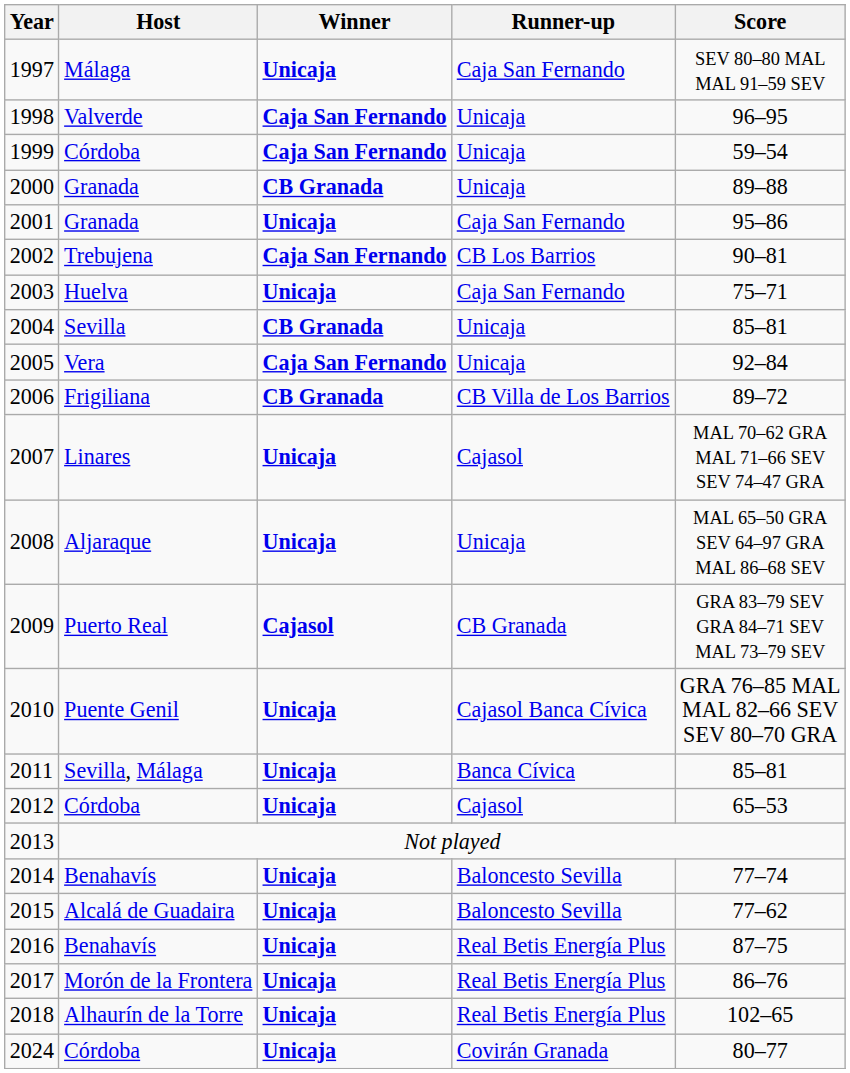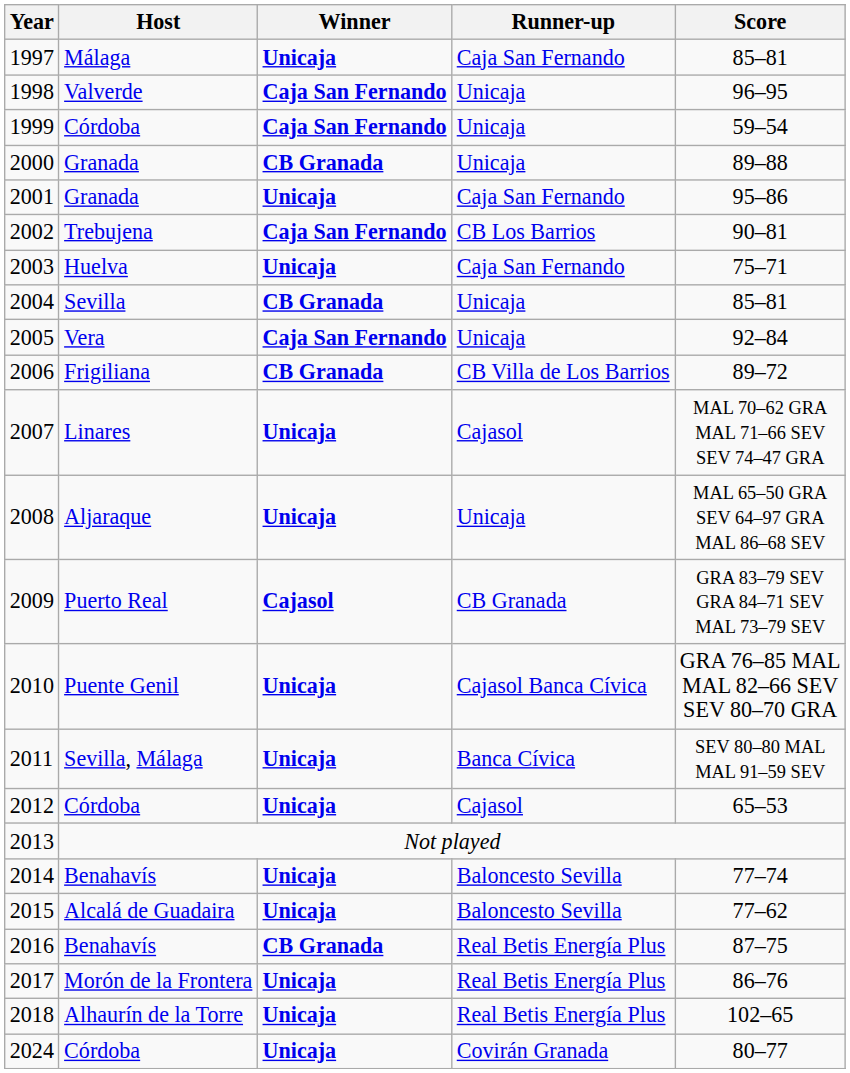(760, 70) SEV 80–80 MAL MAL 91–59 SEV -> (760, 57) 85–81
(760, 770) 85–81 -> (760, 759) SEV 80–80 MAL MAL 91–59 SEV
(299, 945) Unicaja -> (323, 945) CB Granada
